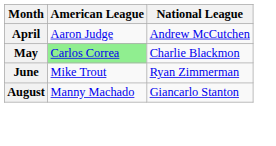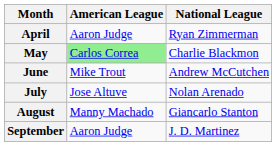(200, 33) Andrew McCutchen -> (214, 33) Ryan Zimmerman
(194, 72) Ryan Zimmerman -> (219, 72) Andrew McCutchen
+ row: (36, 92)
+ row: (36, 131)
